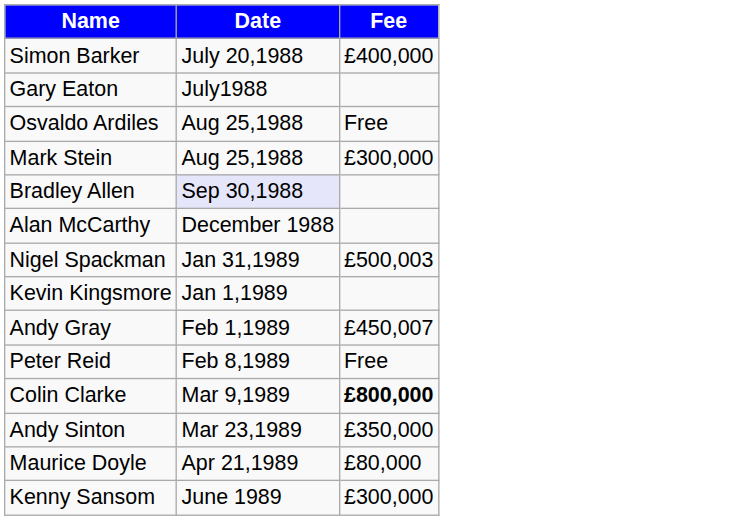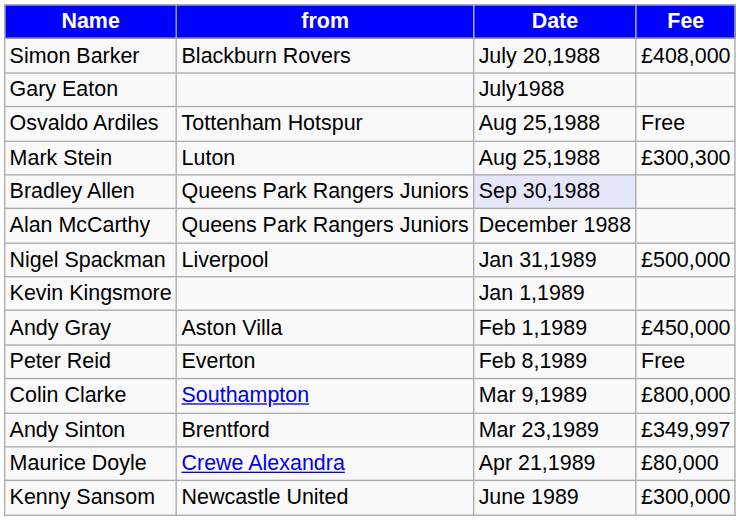+ column: (325, 21)
(389, 55) £400,000 -> (686, 55) £408,000
(389, 157) £300,000 -> (686, 157) £300,300
(389, 259) £500,003 -> (686, 259) £500,000
(389, 327) £450,007 -> (686, 327) £450,000
(389, 395) bold -> (686, 395) normal
(389, 429) £350,000 -> (686, 429) £349,997
